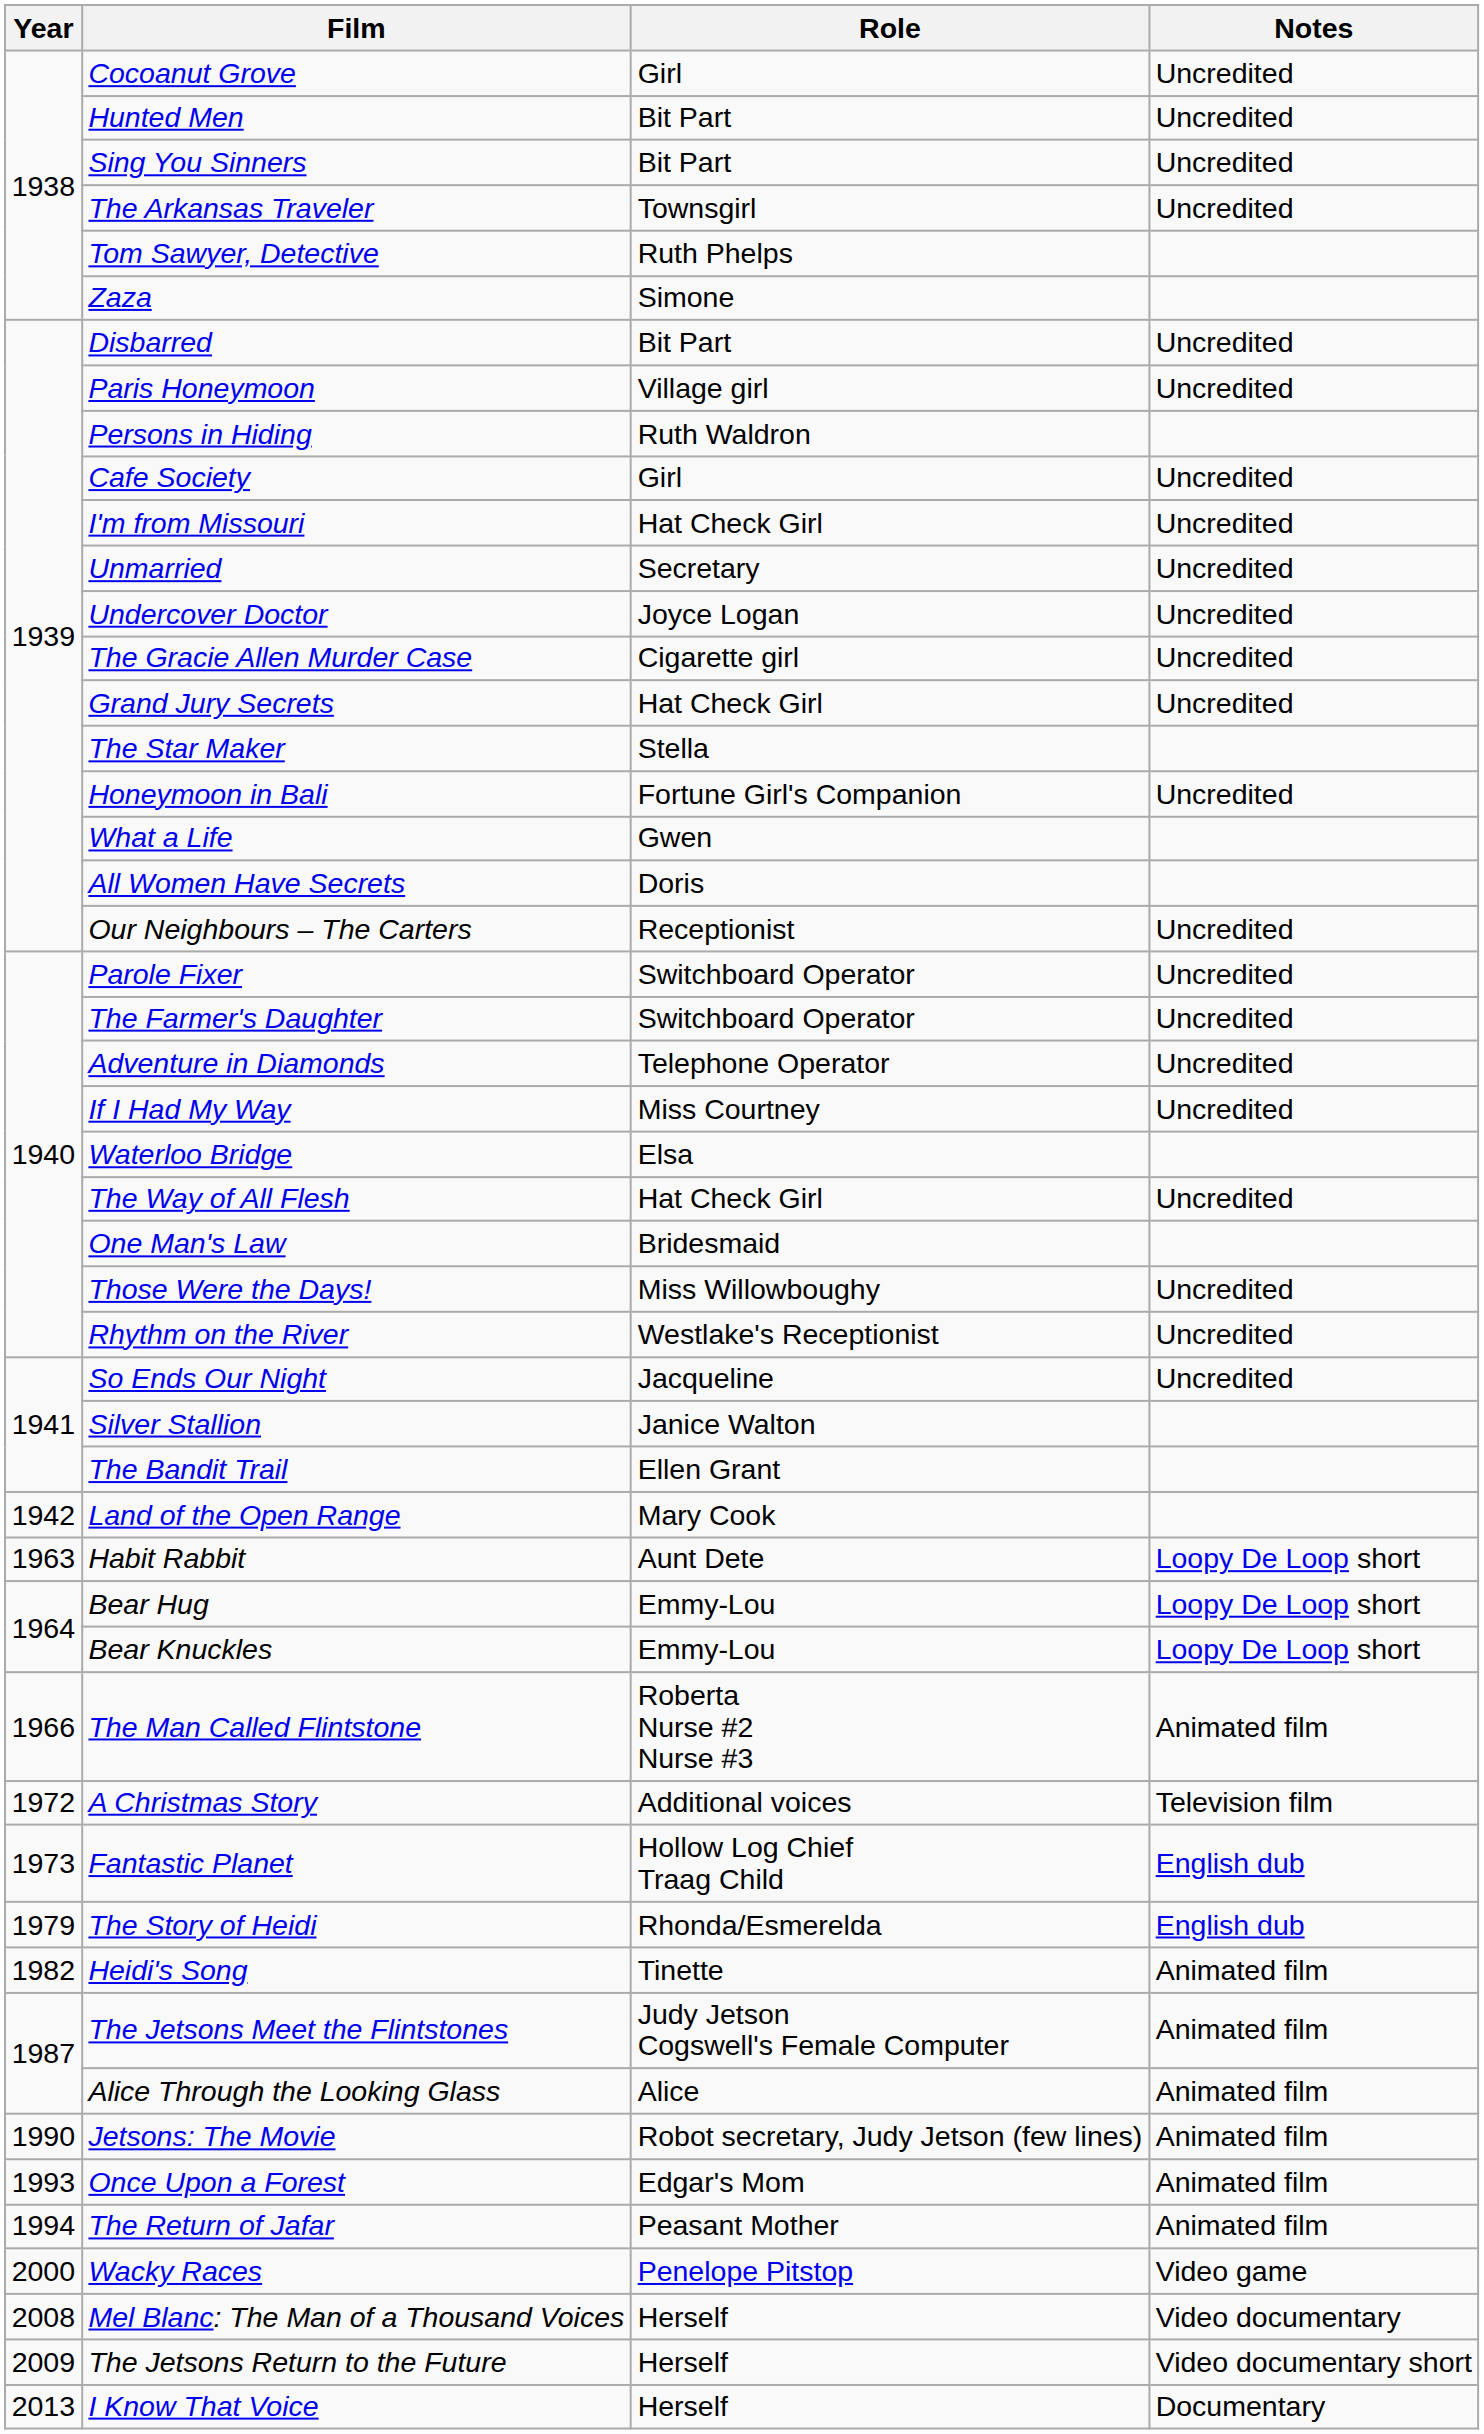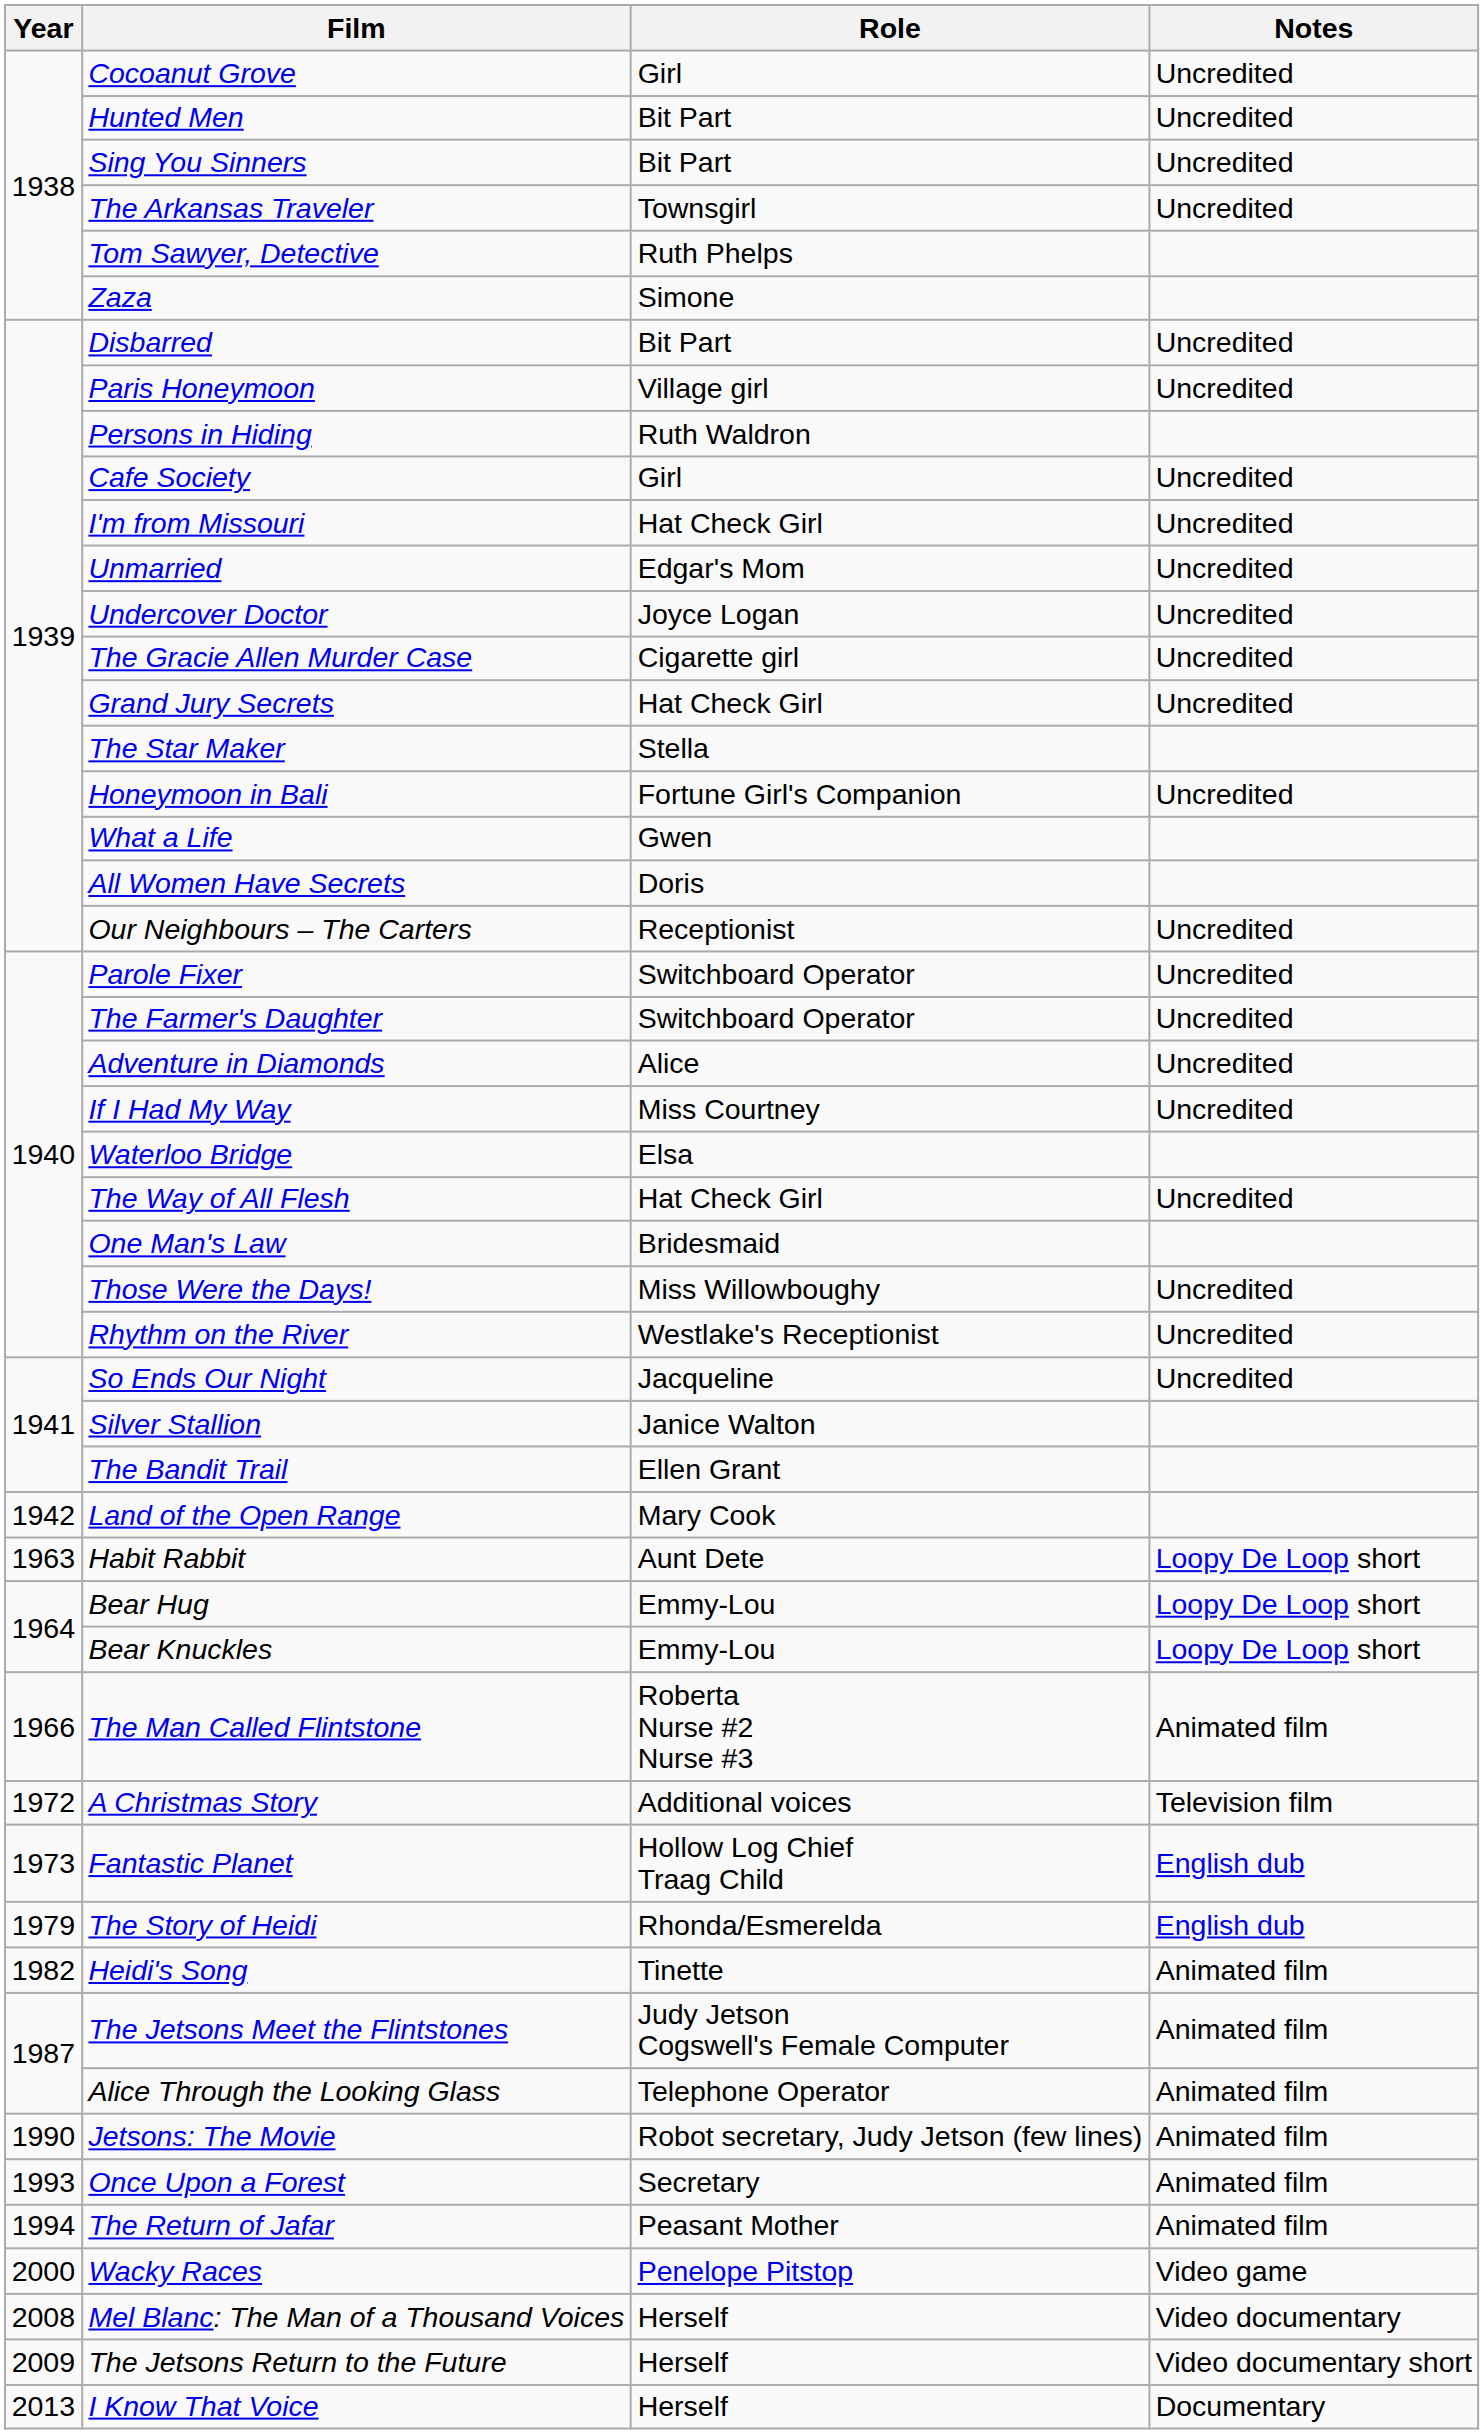(699, 568) Secretary -> (721, 568) Edgar's Mom
(764, 1064) Telephone Operator -> (669, 1064) Alice
(669, 2092) Alice -> (764, 2092) Telephone Operator
(721, 2182) Edgar's Mom -> (699, 2182) Secretary
